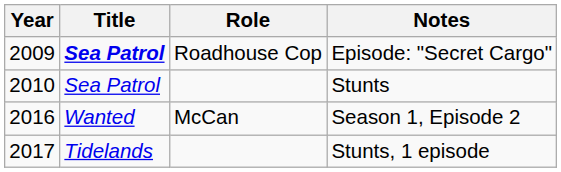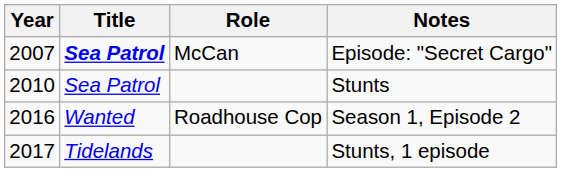(32, 53) 2009 -> (32, 53) 2007
(248, 53) Roadhouse Cop -> (206, 53) McCan
(206, 118) McCan -> (248, 118) Roadhouse Cop
